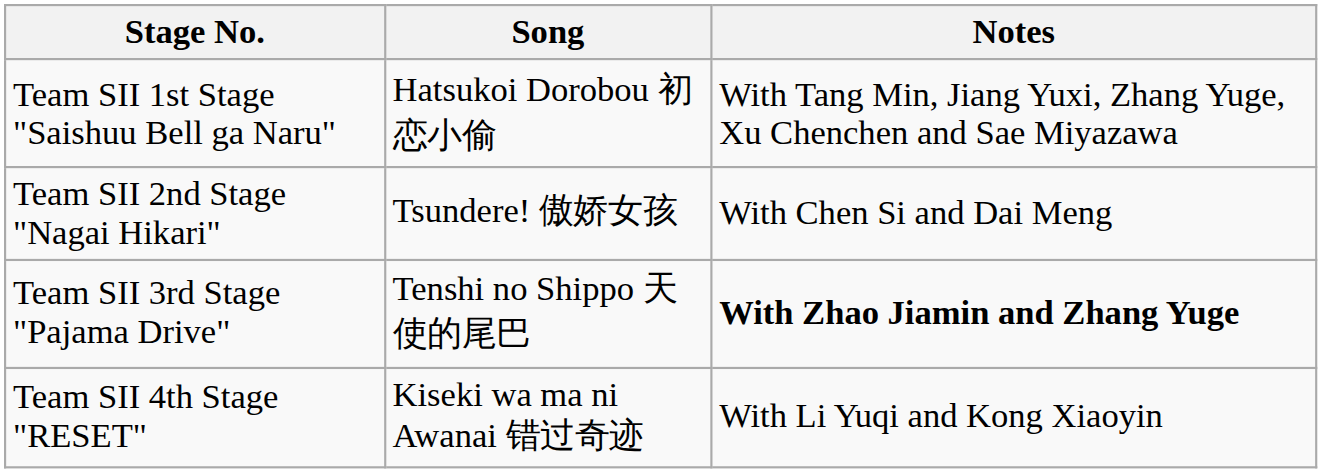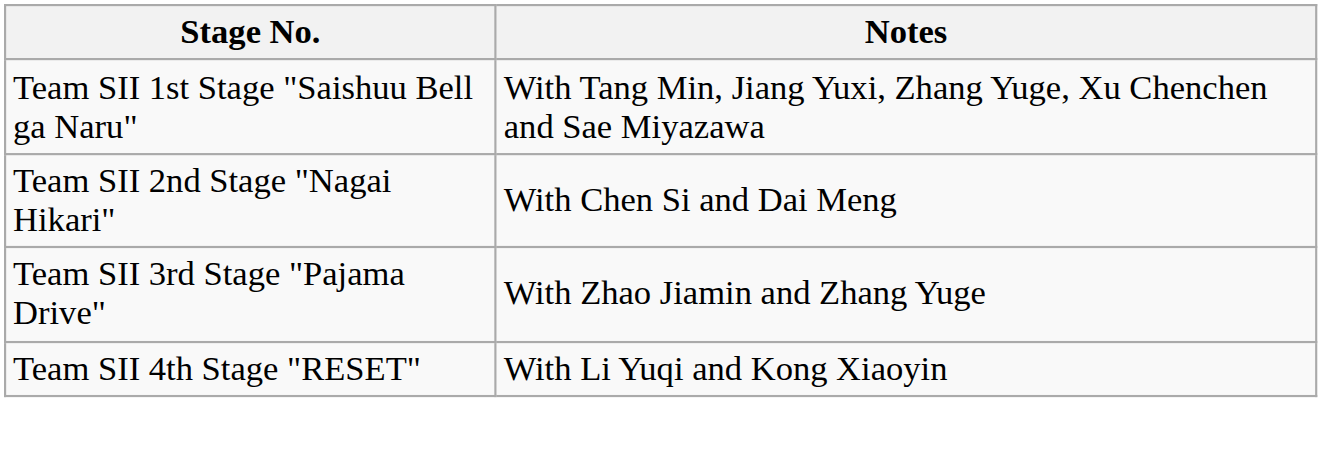- column: (548, 31)
(979, 312) bold -> (745, 293) normal
